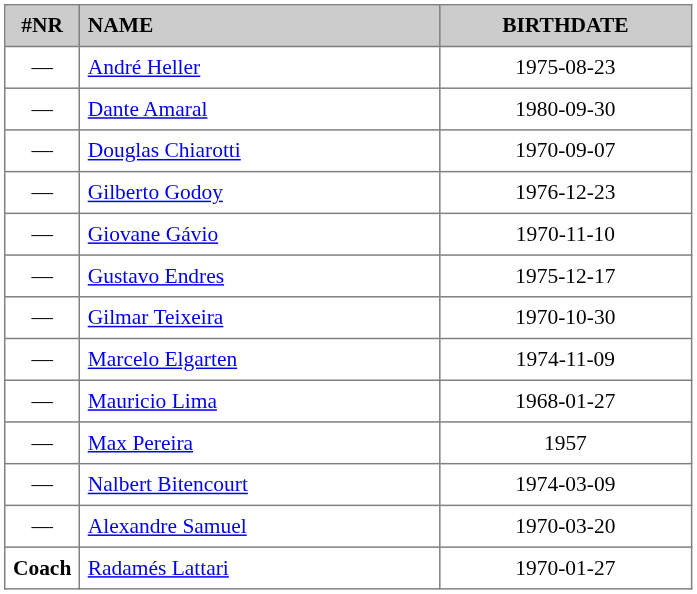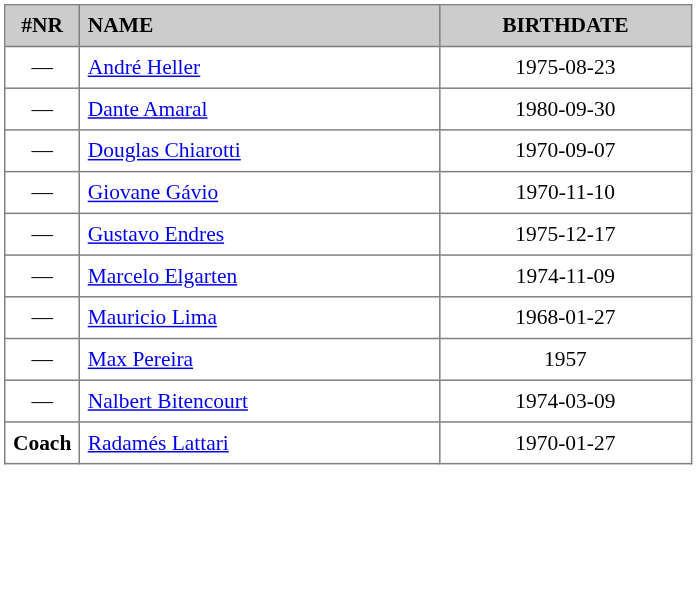- row: (155, 192)
- row: (156, 317)
- row: (167, 526)
